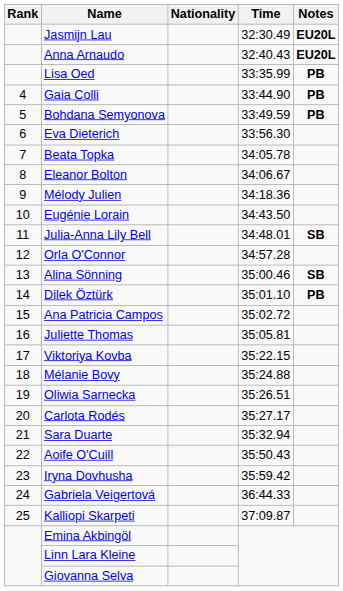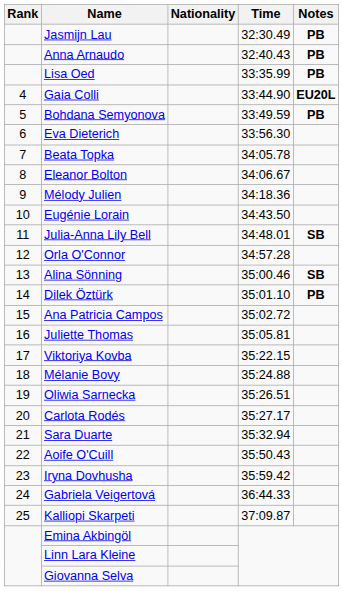(316, 34) EU20L -> (316, 34) PB
(316, 54) EU20L -> (316, 54) PB
(316, 94) PB -> (316, 94) EU20L
